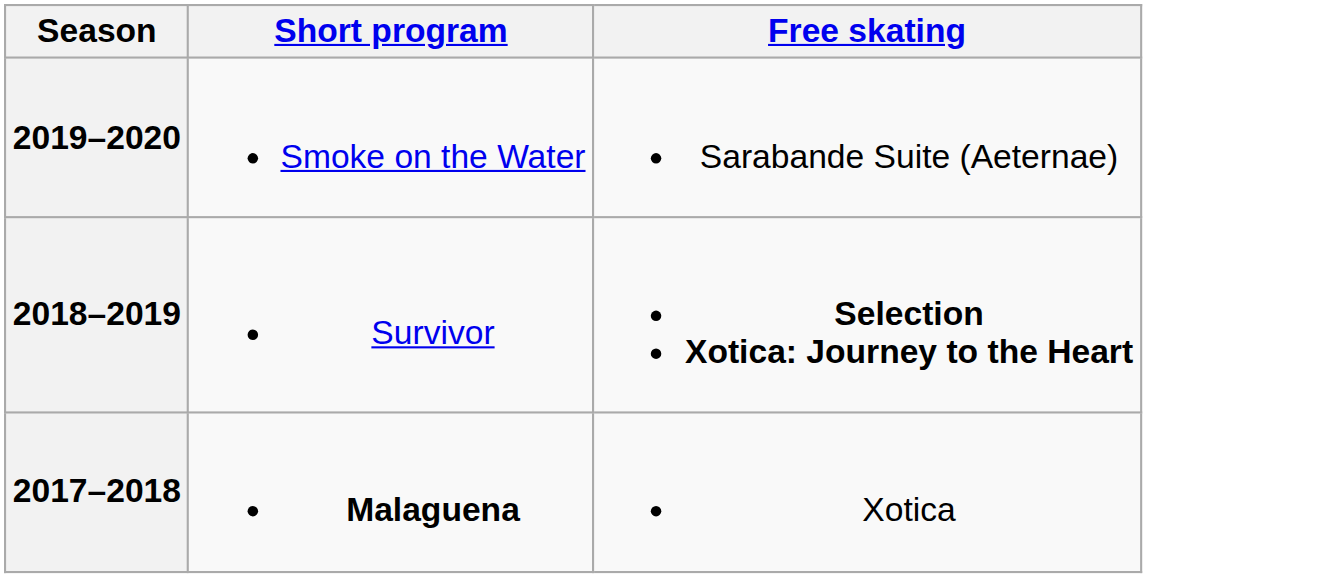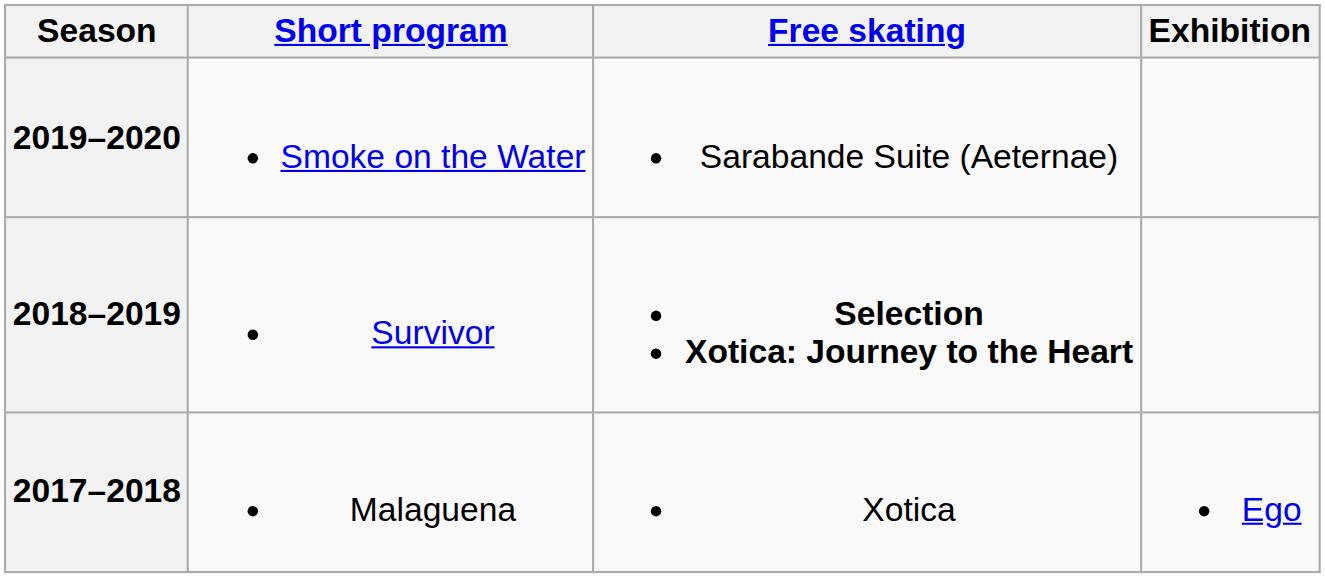+ column: (1230, 31)
(391, 511) bold -> (391, 511) normal
